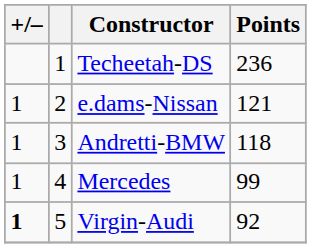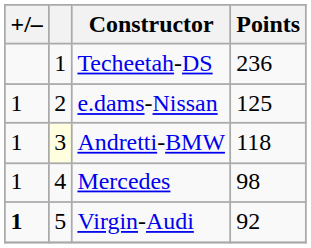(254, 102) 121 -> (254, 102) 125
(60, 142) no background -> (60, 142) lightyellow background
(248, 181) 99 -> (248, 181) 98
